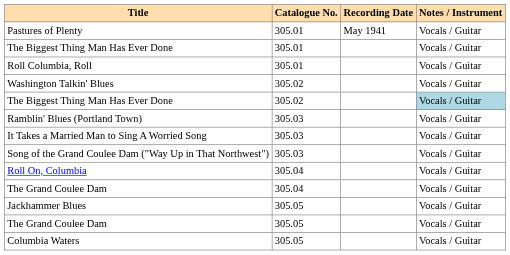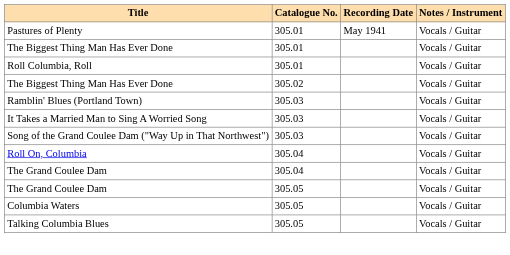- row: (60, 83)
(450, 101) lightblue background -> (450, 83) no background
- row: (47, 206)
+ row: (58, 223)
